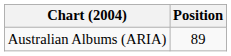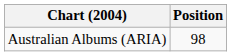(198, 39) 89 -> (198, 39) 98
